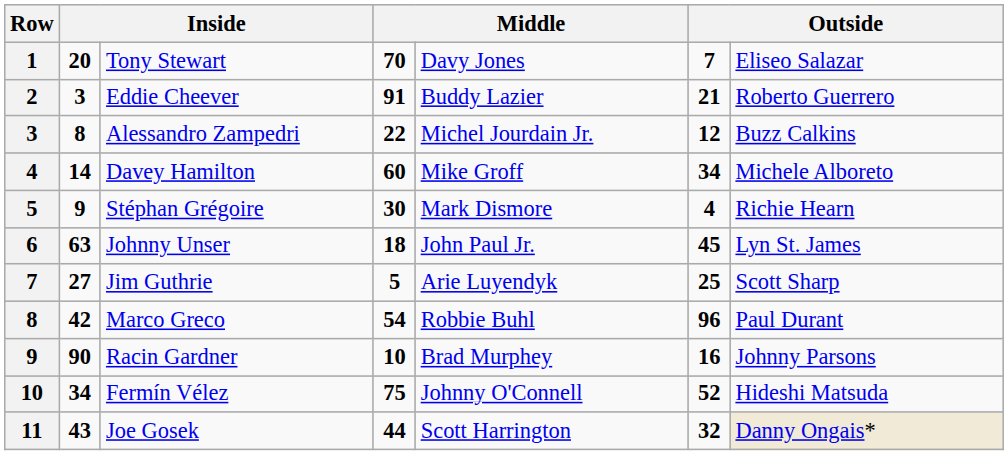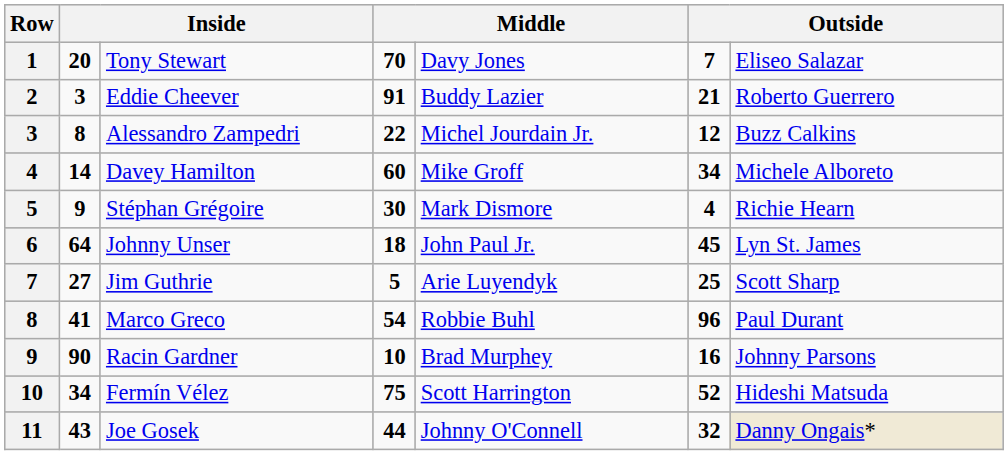(80, 245) 63 -> (80, 245) 64
(80, 319) 42 -> (80, 319) 41
(502, 393) Johnny O'Connell -> (496, 393) Scott Harrington
(496, 430) Scott Harrington -> (502, 430) Johnny O'Connell
